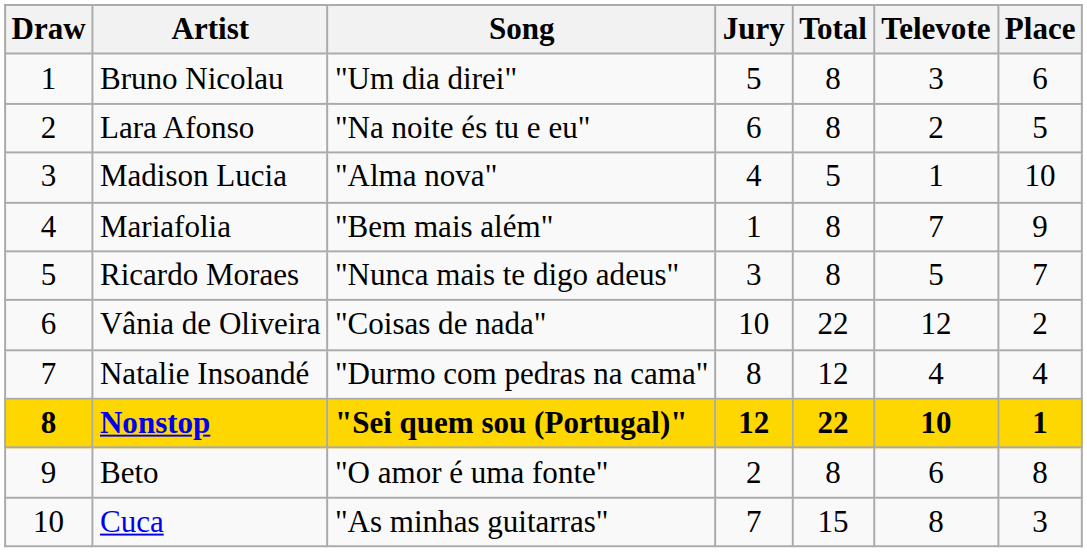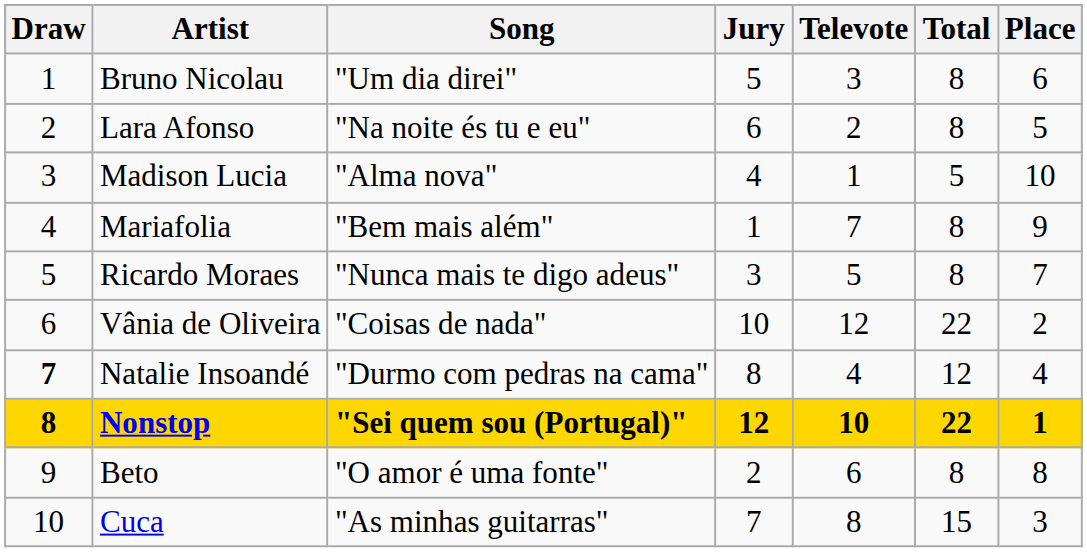columns swapped: (936, 29) <-> (833, 29)
(49, 373) normal -> (49, 373) bold
